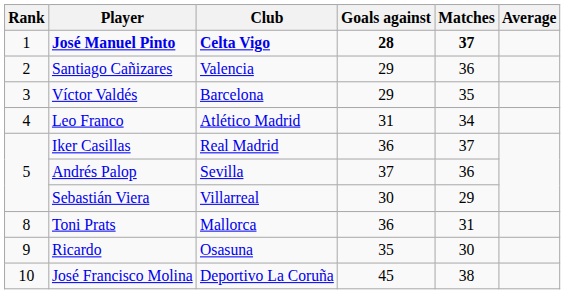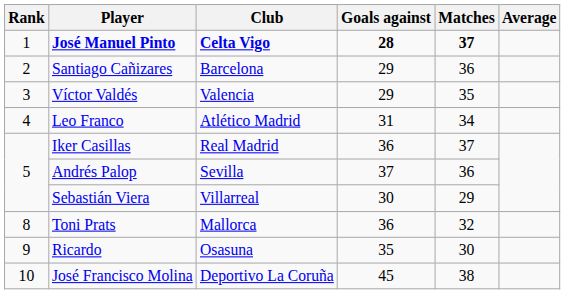(227, 69) Valencia -> (232, 69) Barcelona
(232, 95) Barcelona -> (227, 95) Valencia
(467, 224) 31 -> (467, 224) 32
